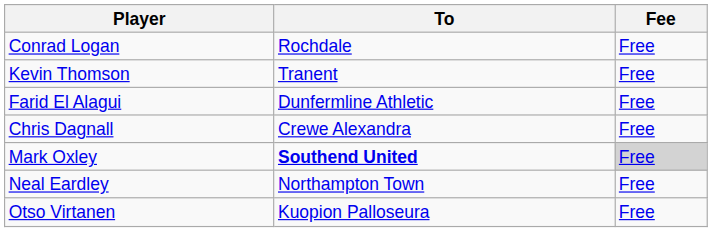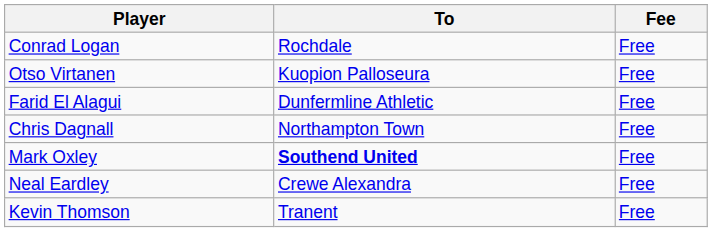rows swapped: (69, 74) <-> (62, 212)
(344, 129) Crewe Alexandra -> (351, 129) Northampton Town
(637, 157) lightgrey background -> (637, 157) no background
(351, 185) Northampton Town -> (344, 185) Crewe Alexandra
